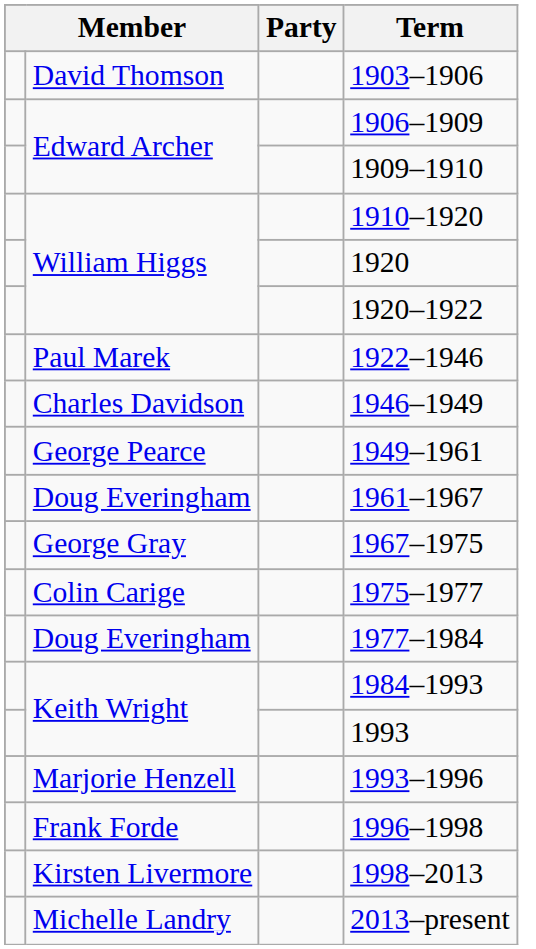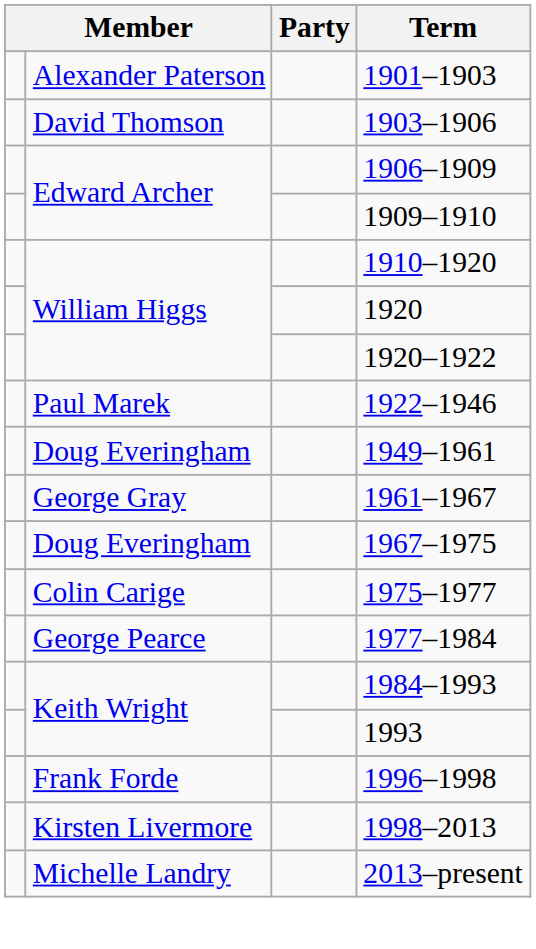+ row: (430, 74)
- row: (417, 403)
(119, 450) George Pearce -> (142, 450) Doug Everingham
(142, 497) Doug Everingham -> (109, 497) George Gray
(109, 544) George Gray -> (142, 544) Doug Everingham
(142, 638) Doug Everingham -> (119, 638) George Pearce
- row: (417, 779)
